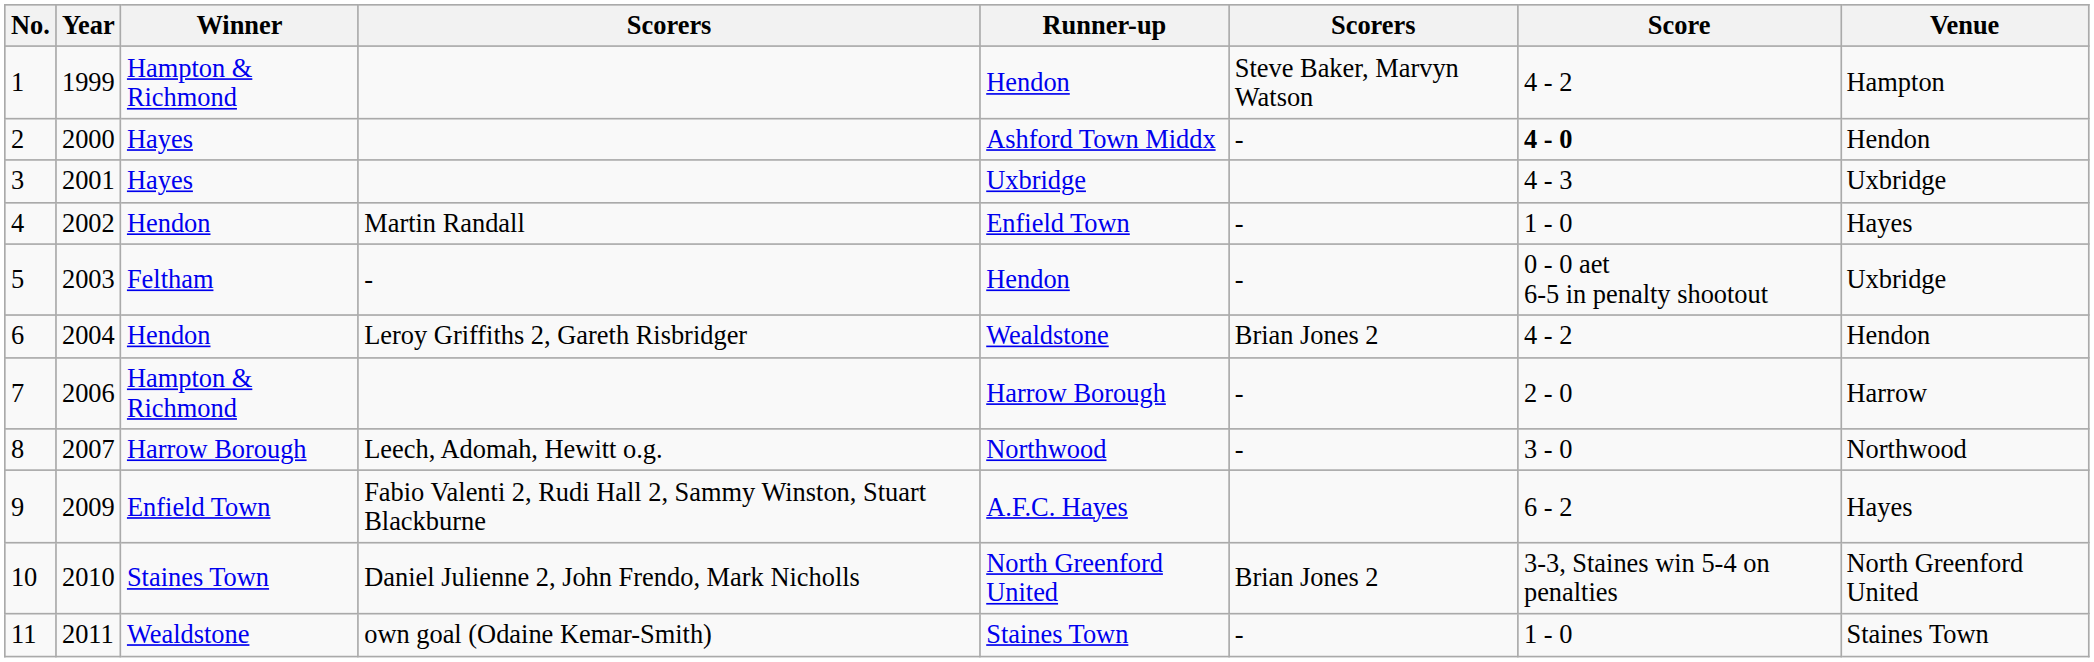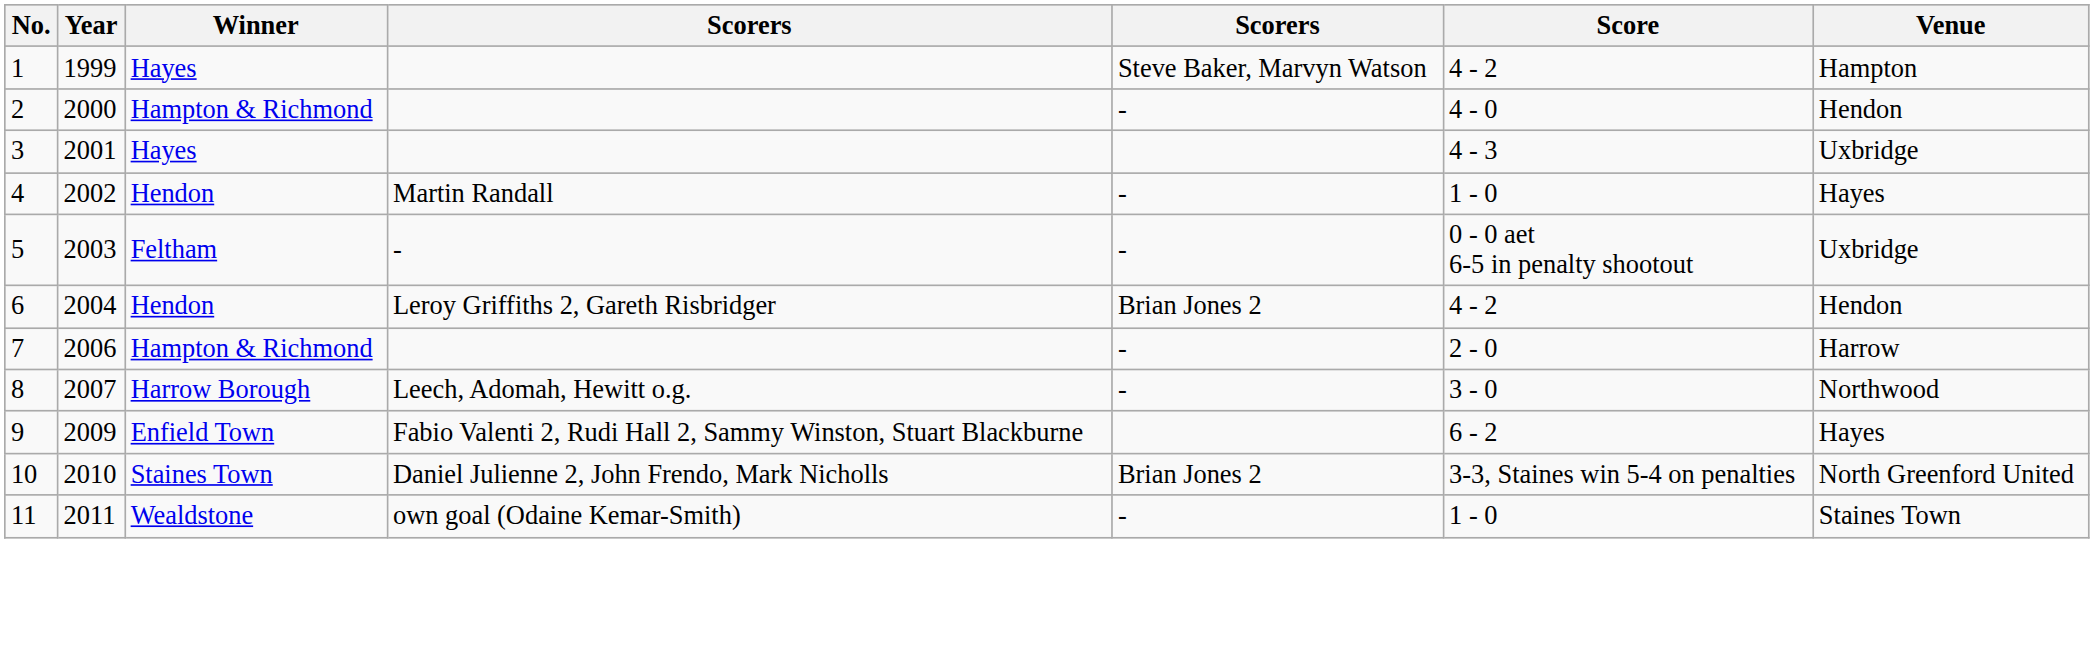- column: (1104, 25)
(190, 82) Hampton & Richmond -> (164, 67) Hayes
(160, 138) Hayes -> (252, 109) Hampton & Richmond
(1548, 138) bold -> (1473, 109) normal
